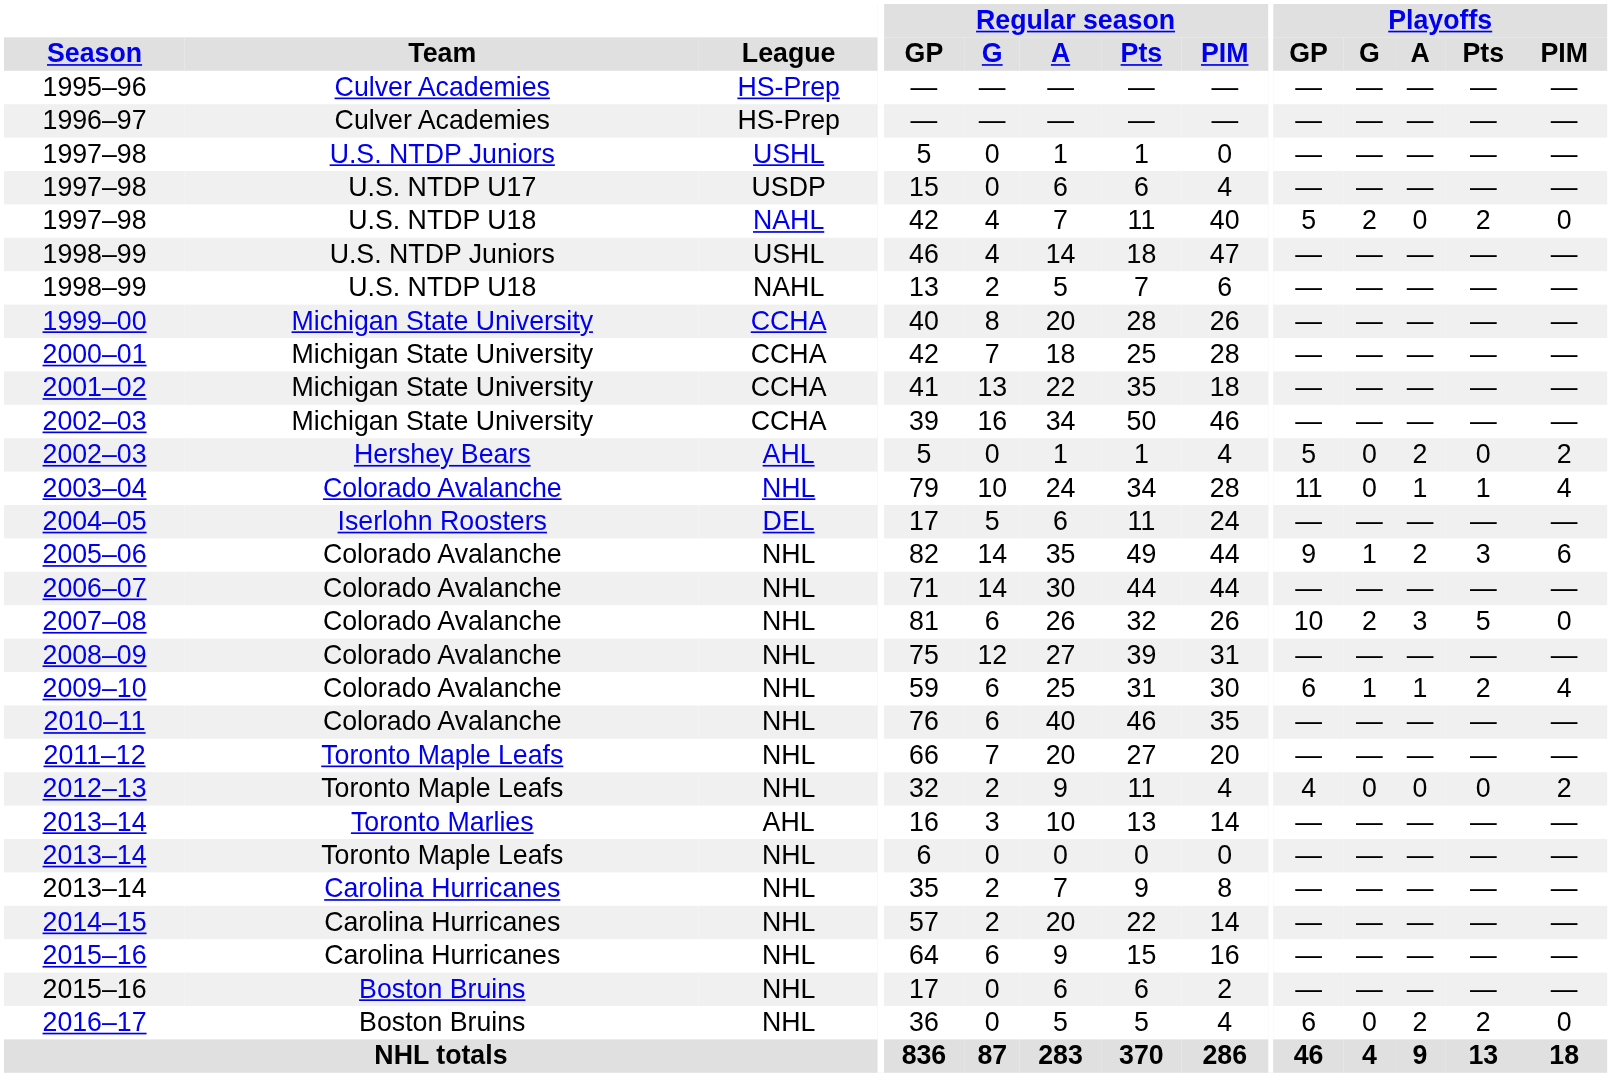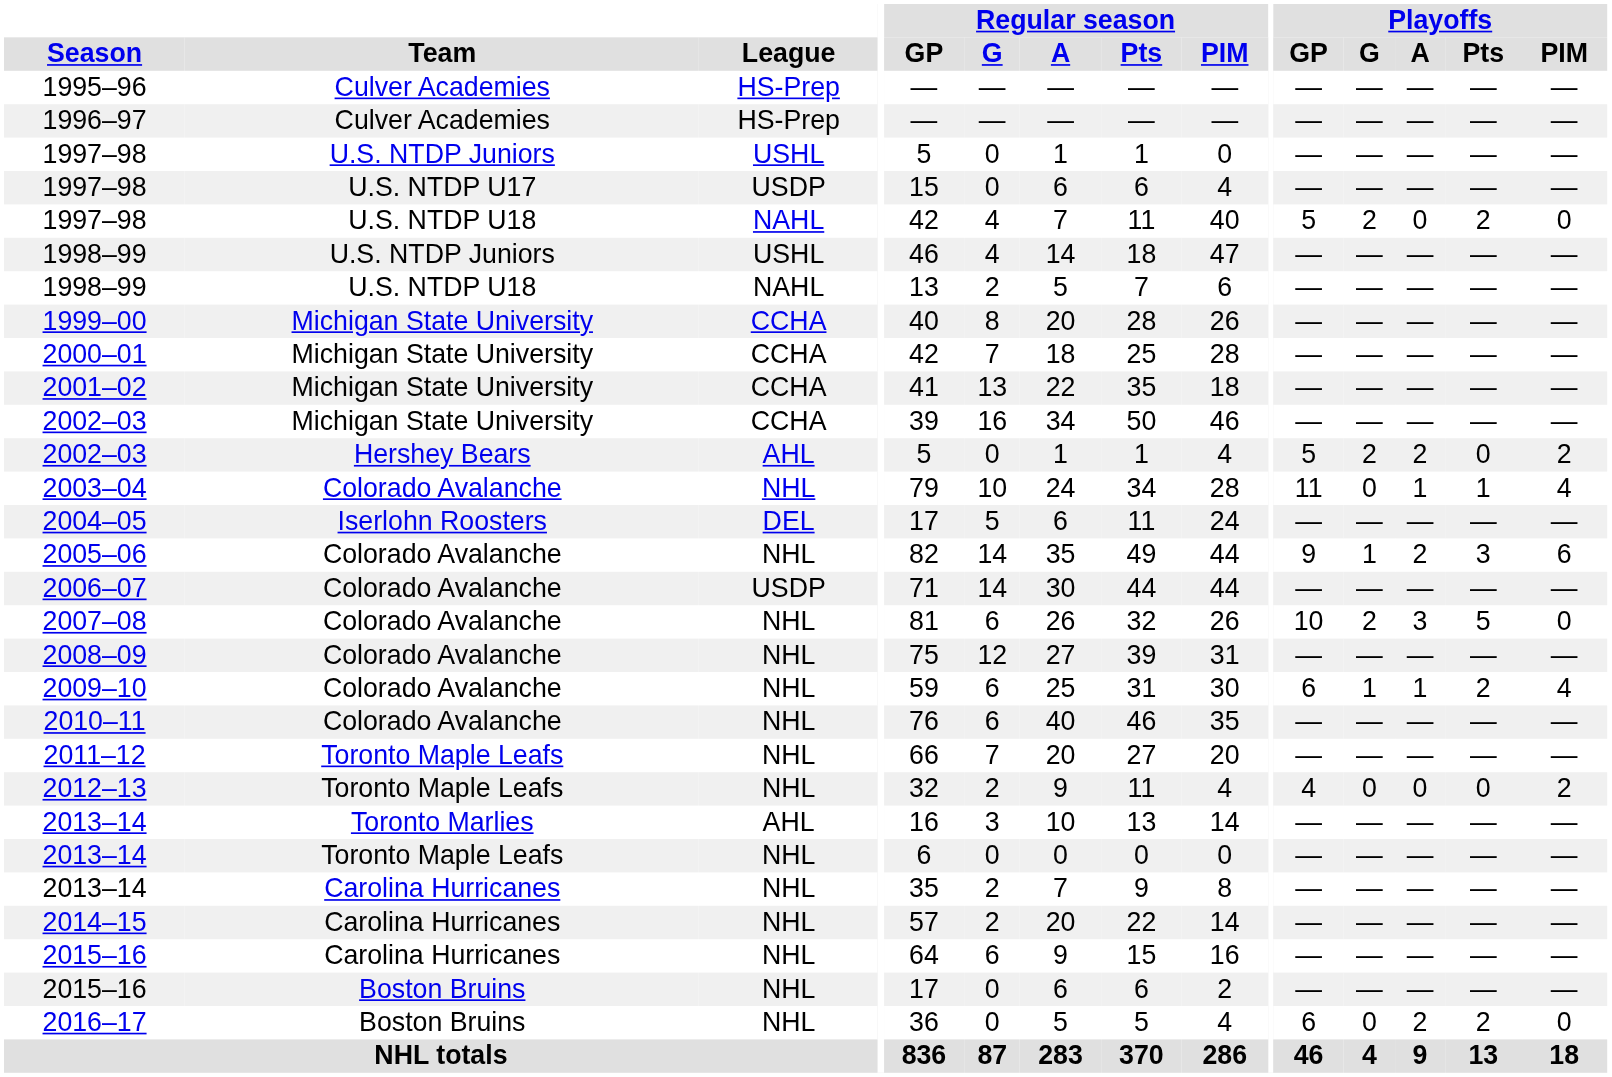(1369, 454) 0 -> (1369, 454) 2
(789, 588) NHL -> (789, 588) USDP
